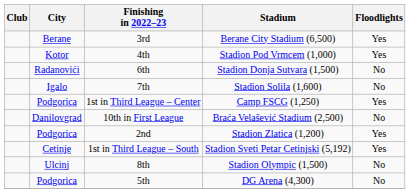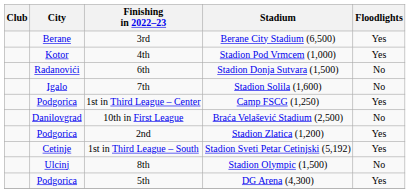(379, 180) No -> (379, 180) Yes
